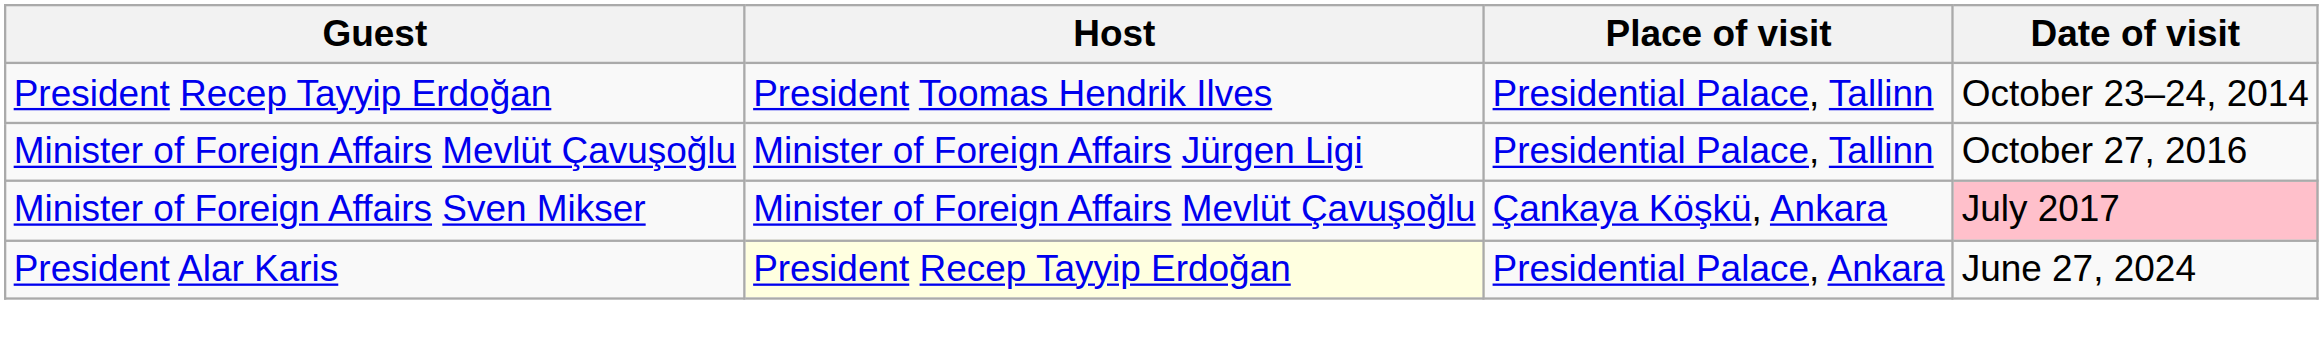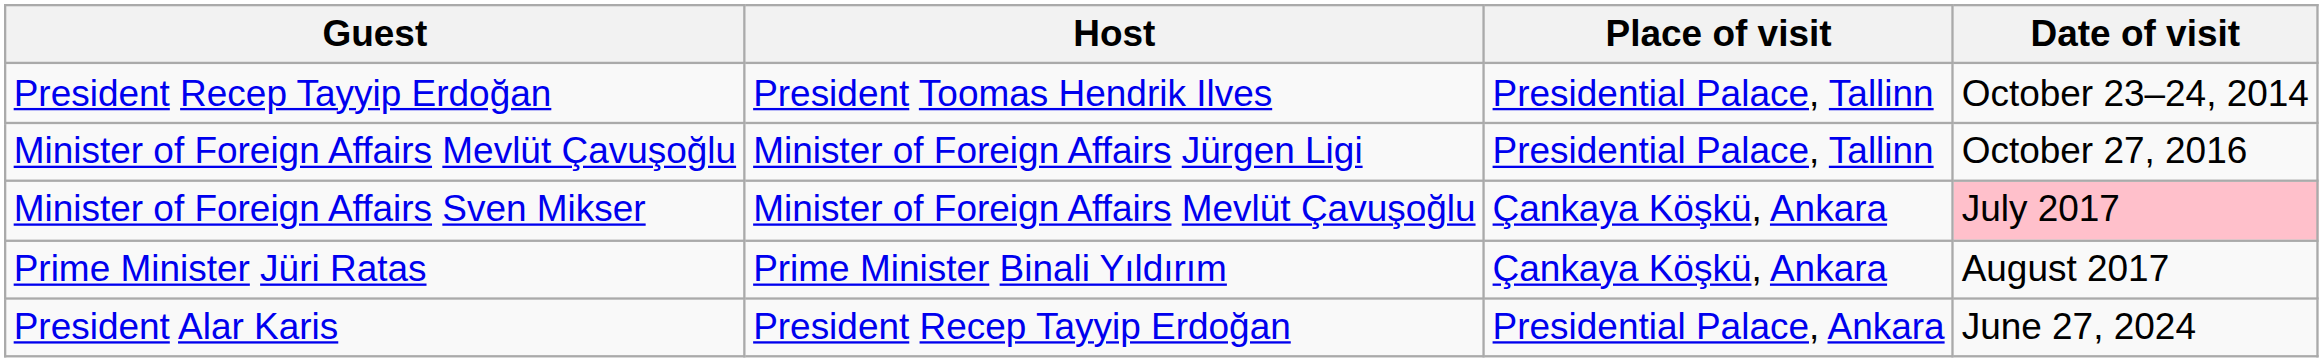+ row: (220, 268)
(1022, 268) lightyellow background -> (1022, 326) no background
